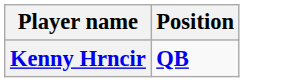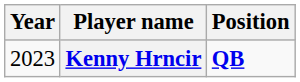+ column: (32, 22)
